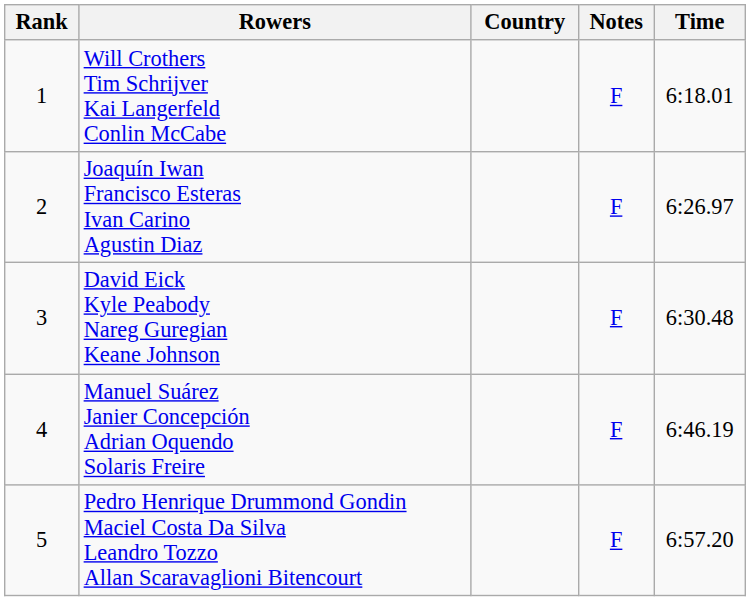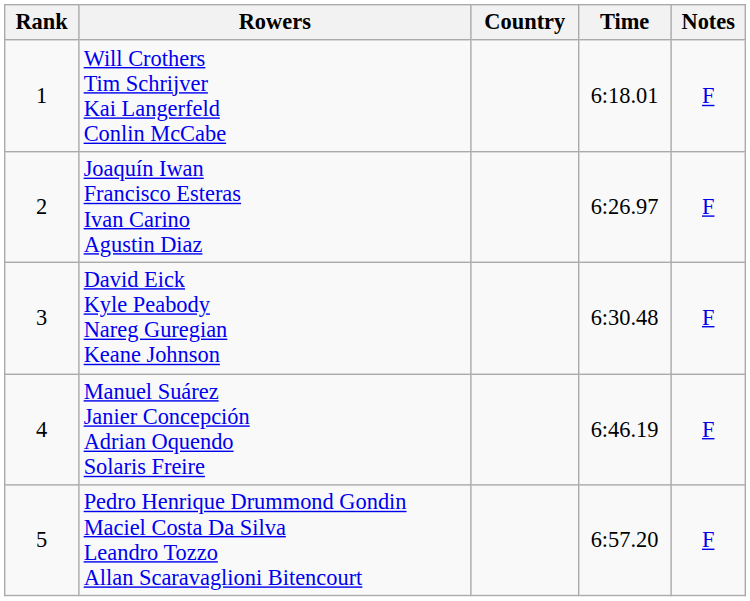columns swapped: (700, 22) <-> (616, 22)
